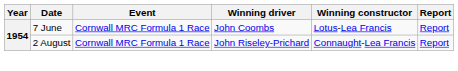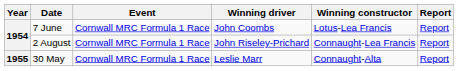+ row: (49, 58)
